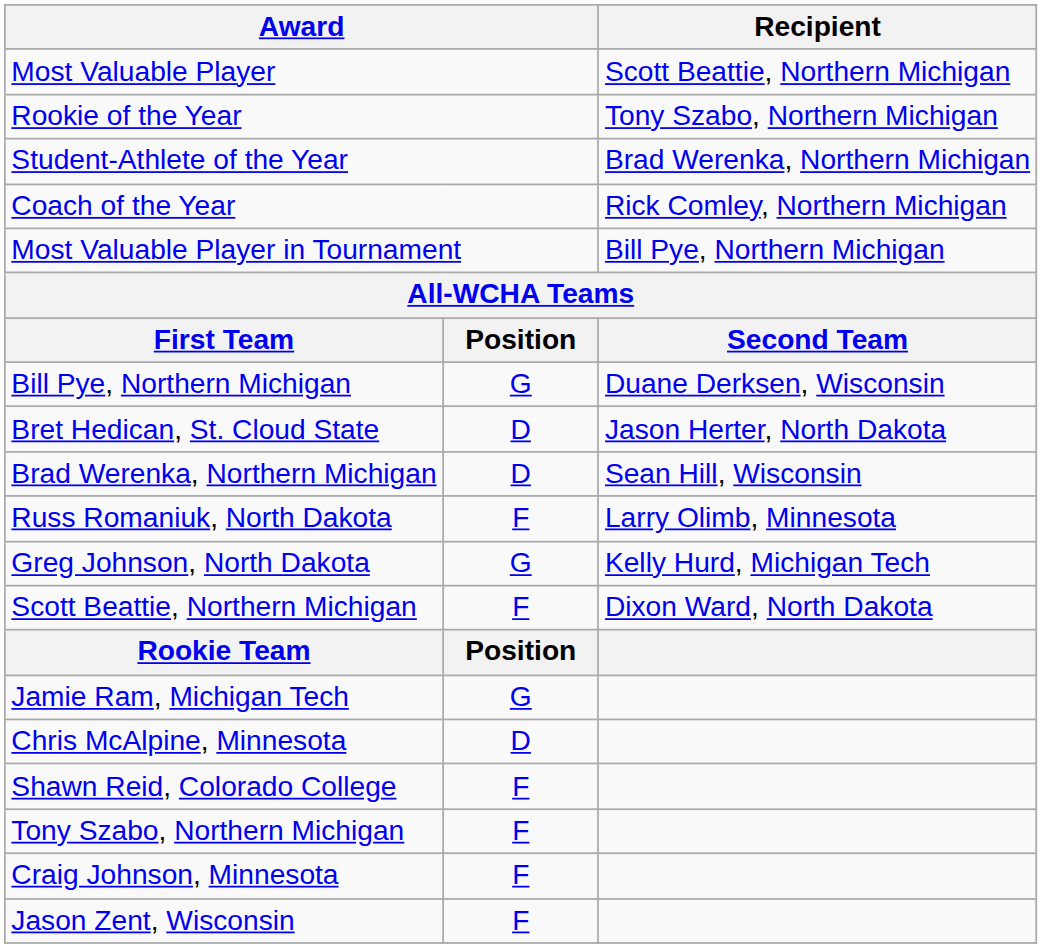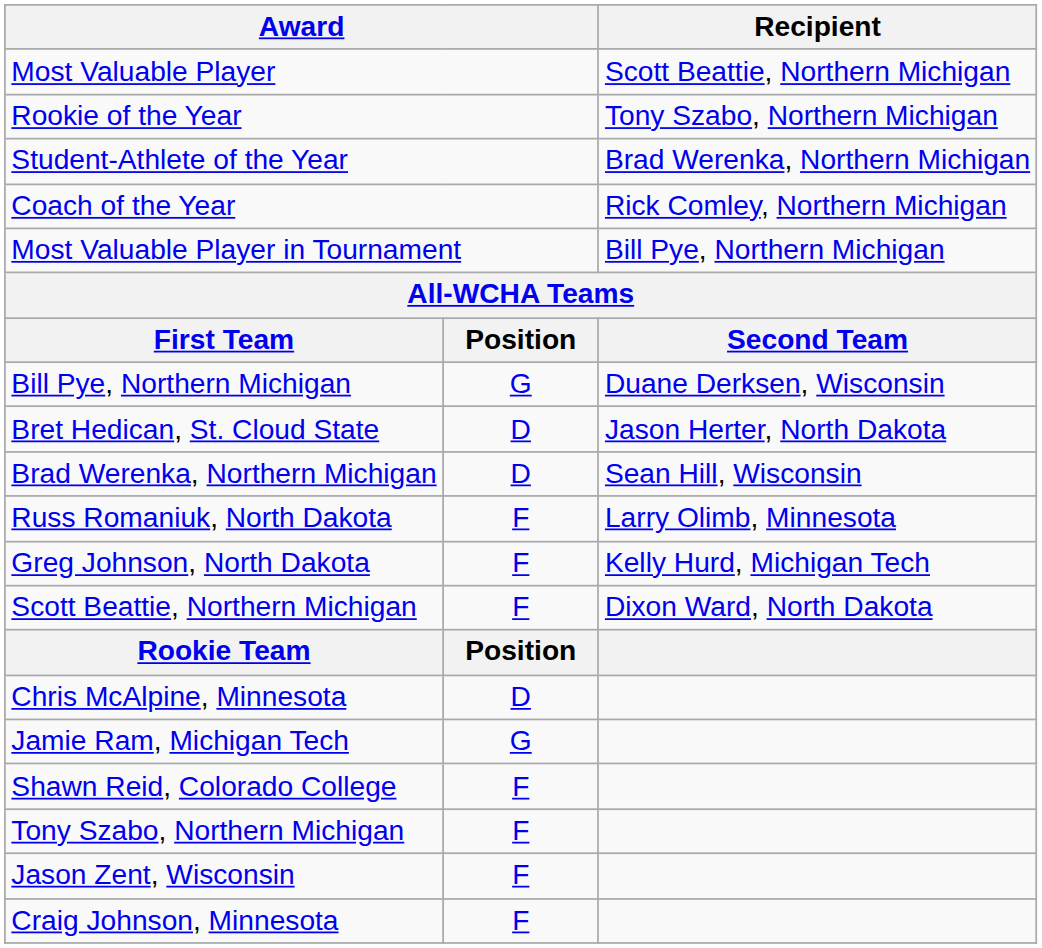(521, 562) G -> (521, 562) F
rows swapped: (180, 696) <-> (179, 741)
rows swapped: (153, 920) <-> (175, 875)
